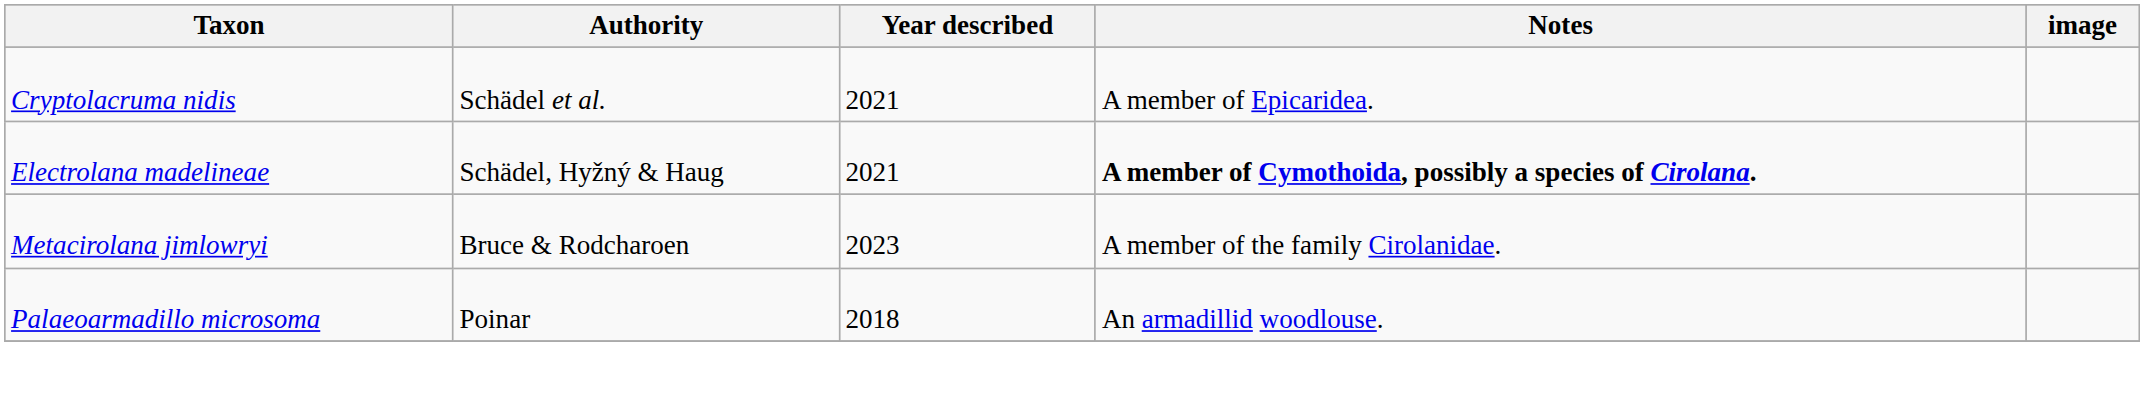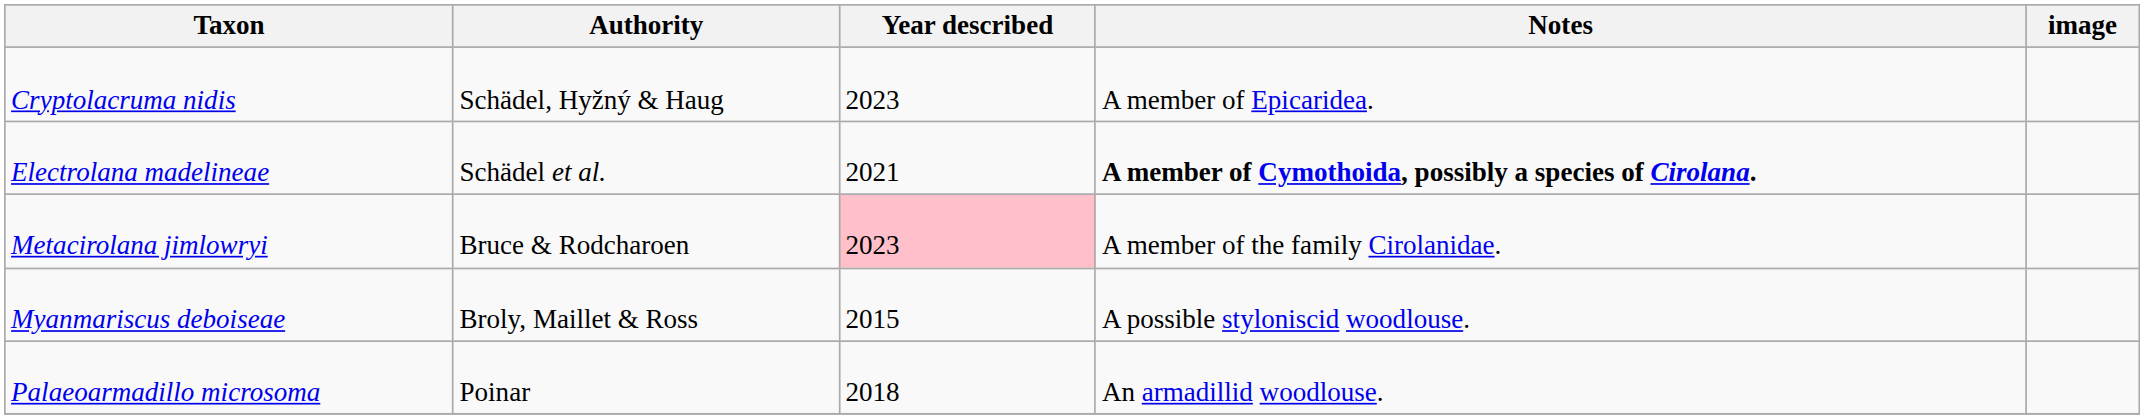(533, 99) Schädel et al. -> (592, 99) Schädel, Hyžný & Haug
(872, 99) 2021 -> (872, 99) 2023
(592, 172) Schädel, Hyžný & Haug -> (533, 172) Schädel et al.
(872, 245) no background -> (872, 245) pink background
+ row: (148, 319)
